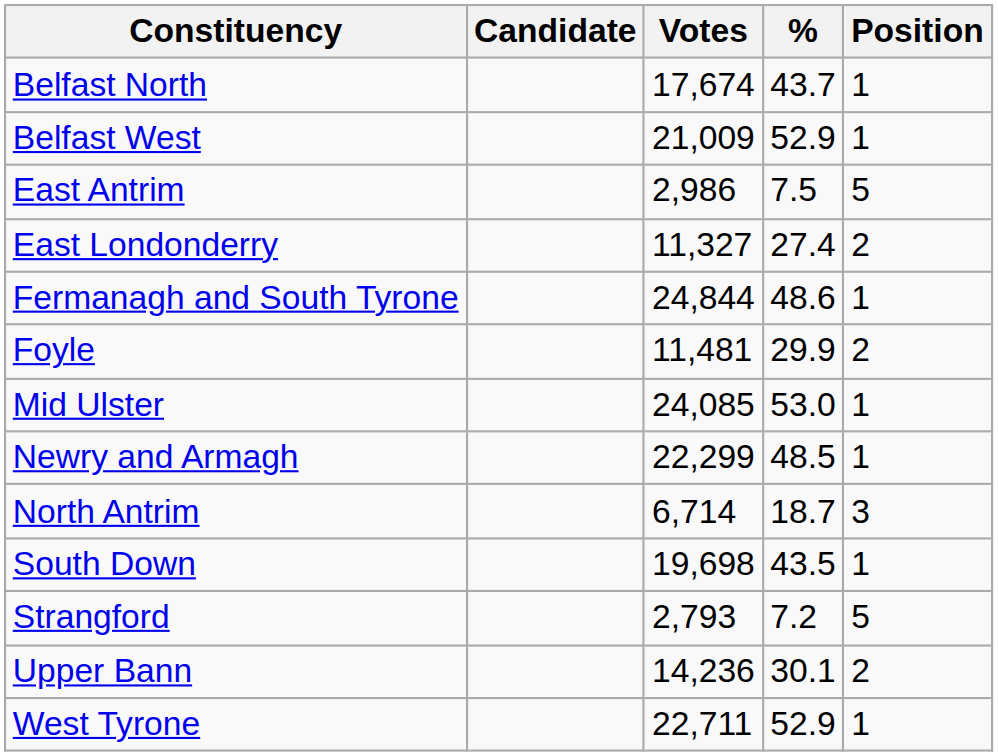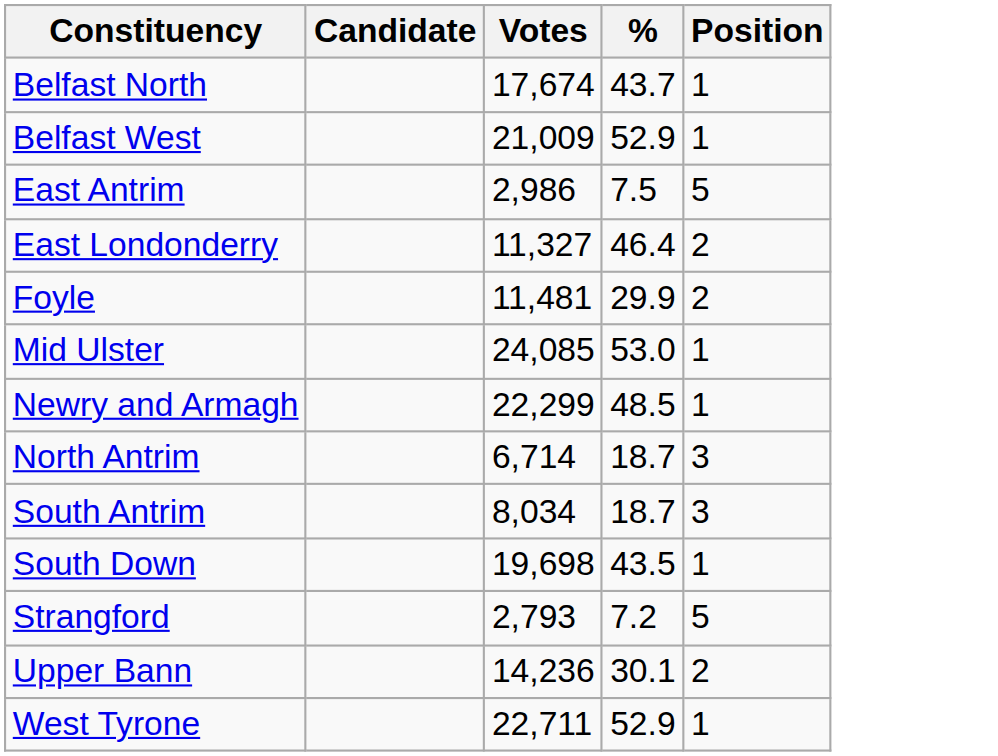(803, 244) 27.4 -> (643, 244) 46.4
- row: (236, 297)
+ row: (109, 510)
